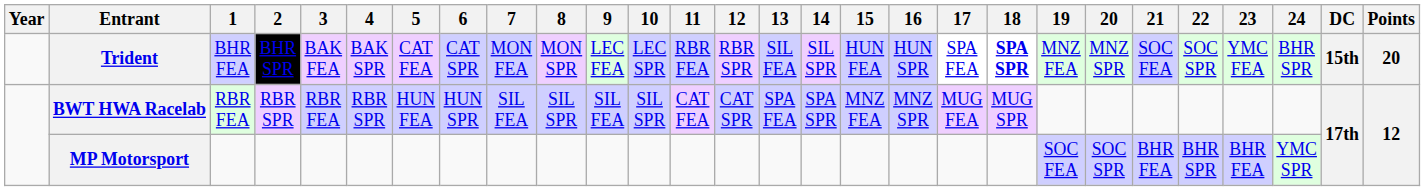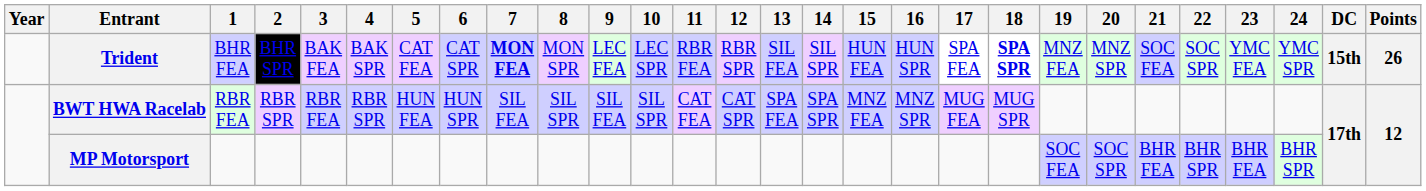(511, 58) normal -> (512, 58) bold
(1297, 58) BHR SPR -> (1299, 58) YMC SPR
(1391, 58) 20 -> (1393, 58) 26
(1297, 159) YMC SPR -> (1299, 159) BHR SPR
